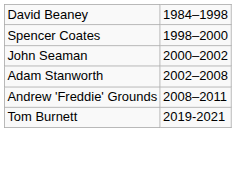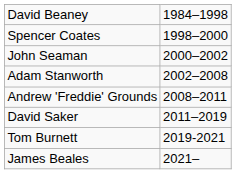+ row: (43, 117)
+ row: (48, 158)
